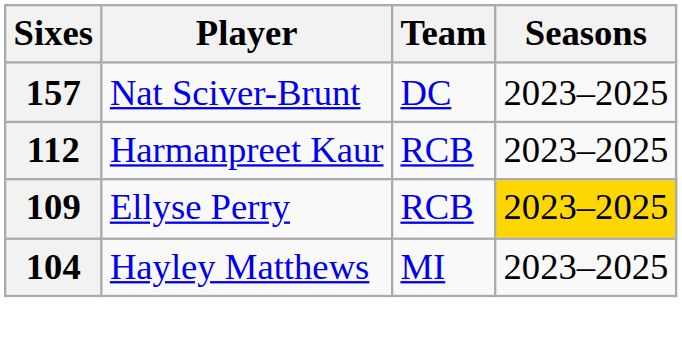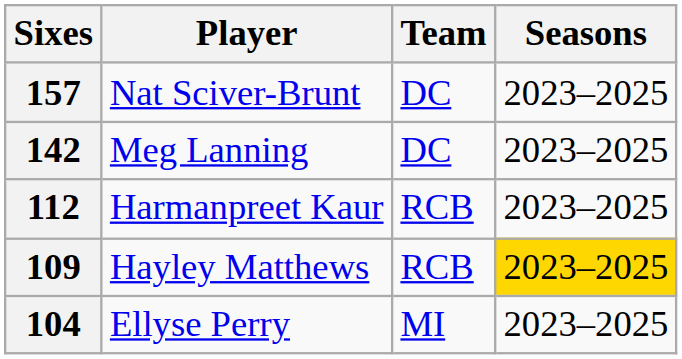+ row: (53, 149)
(200, 207) Ellyse Perry -> (240, 265) Hayley Matthews
(240, 265) Hayley Matthews -> (200, 324) Ellyse Perry
